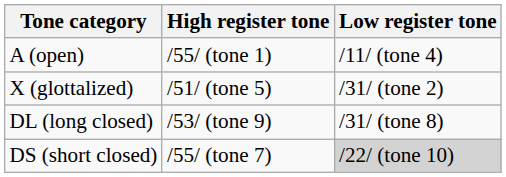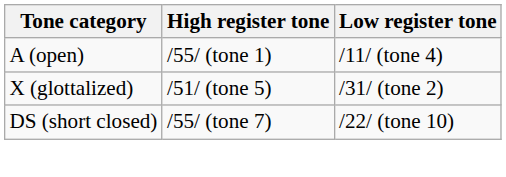- row: (81, 121)
(397, 155) lightgrey background -> (397, 121) no background
